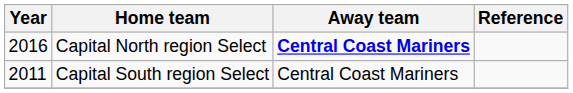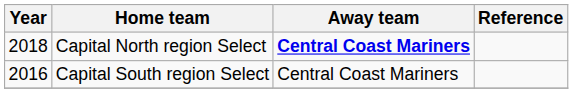(28, 46) 2016 -> (28, 46) 2018
(28, 74) 2011 -> (28, 74) 2016
